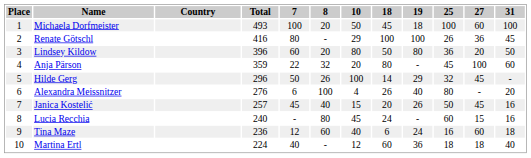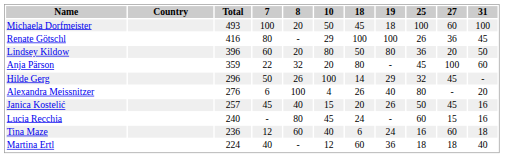- column: (19, 12)
